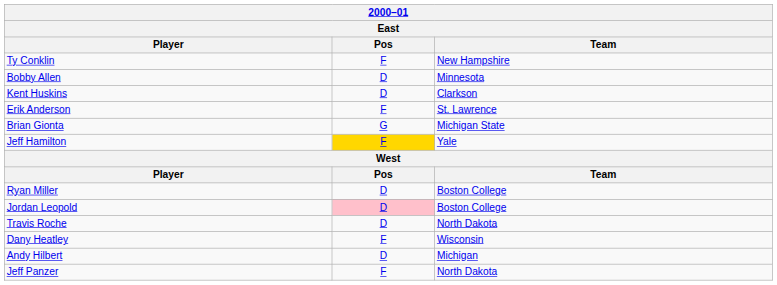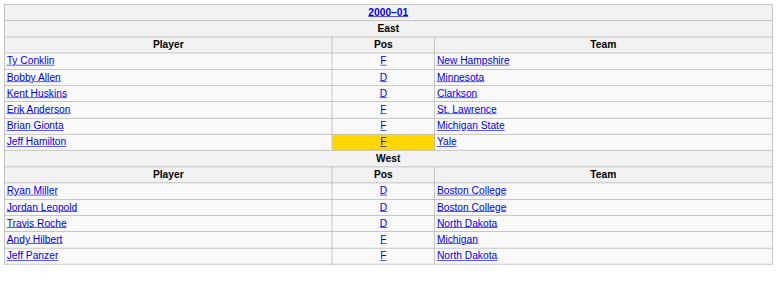(383, 126) G -> (383, 126) F
(383, 207) pink background -> (383, 207) no background
- row: (37, 239)
(383, 256) D -> (383, 239) F
